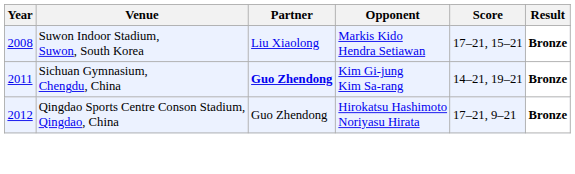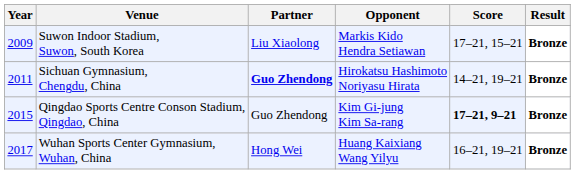(20, 43) 2008 -> (20, 43) 2009
(371, 79) Kim Gi-jung Kim Sa-rang -> (393, 79) Hirokatsu Hashimoto Noriyasu Hirata
(20, 115) 2012 -> (20, 115) 2015
(393, 115) Hirokatsu Hashimoto Noriyasu Hirata -> (371, 115) Kim Gi-jung Kim Sa-rang
(485, 115) normal -> (485, 115) bold
+ row: (127, 151)
